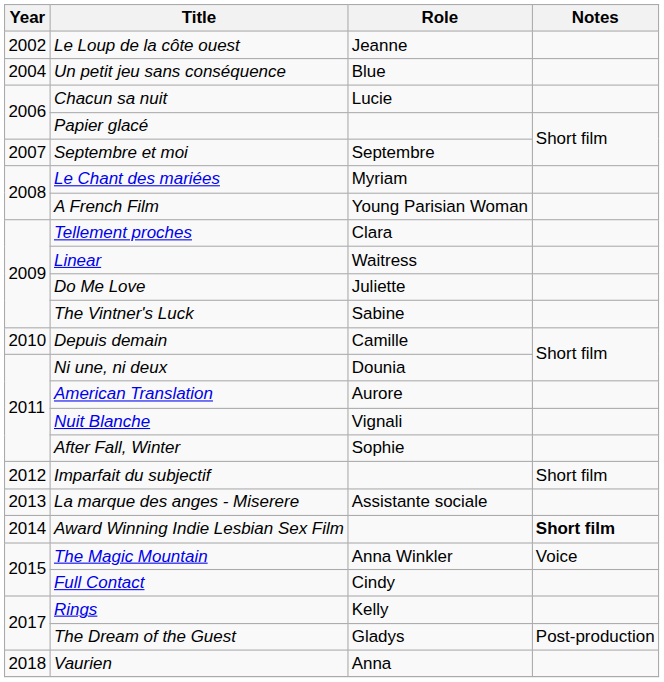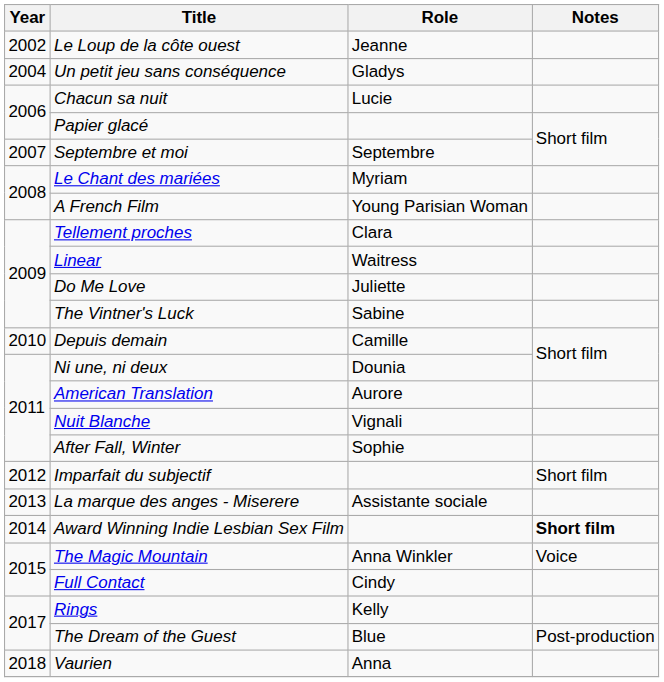(369, 71) Blue -> (378, 71) Gladys
(378, 636) Gladys -> (369, 636) Blue
